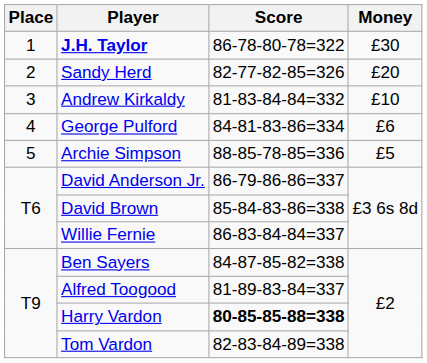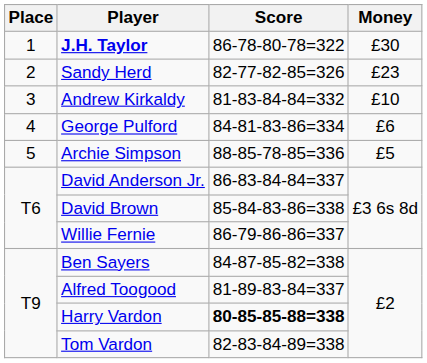(385, 72) £20 -> (385, 72) £23
(279, 180) 86-79-86-86=337 -> (279, 180) 86-83-84-84=337
(279, 235) 86-83-84-84=337 -> (279, 235) 86-79-86-86=337
